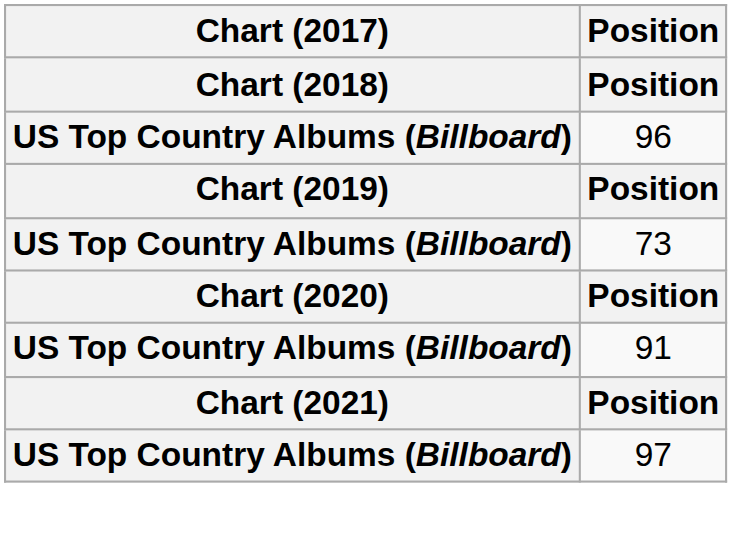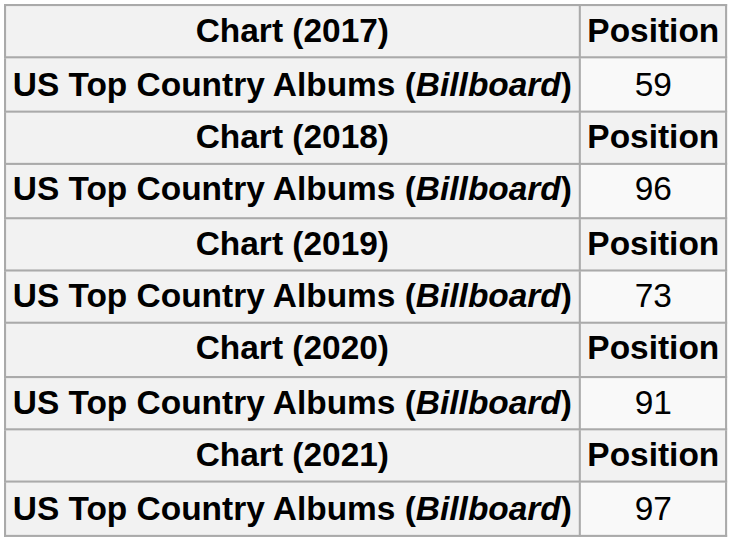+ row: (653, 84)
